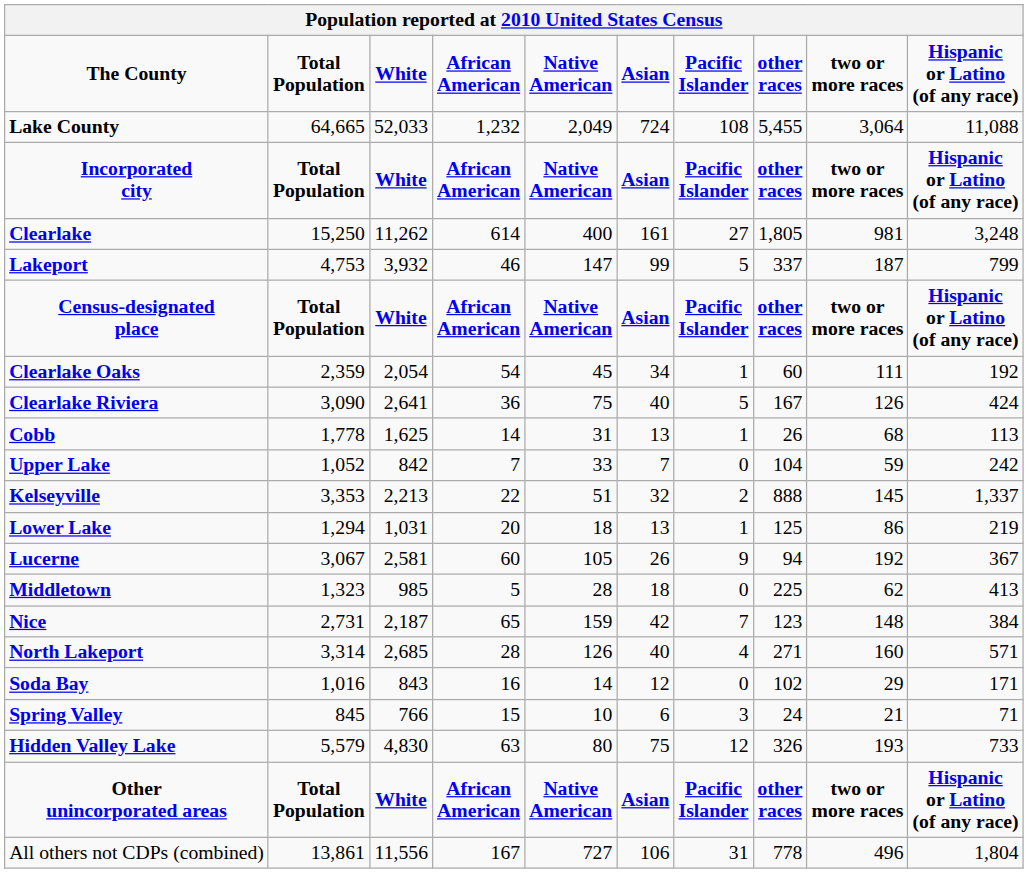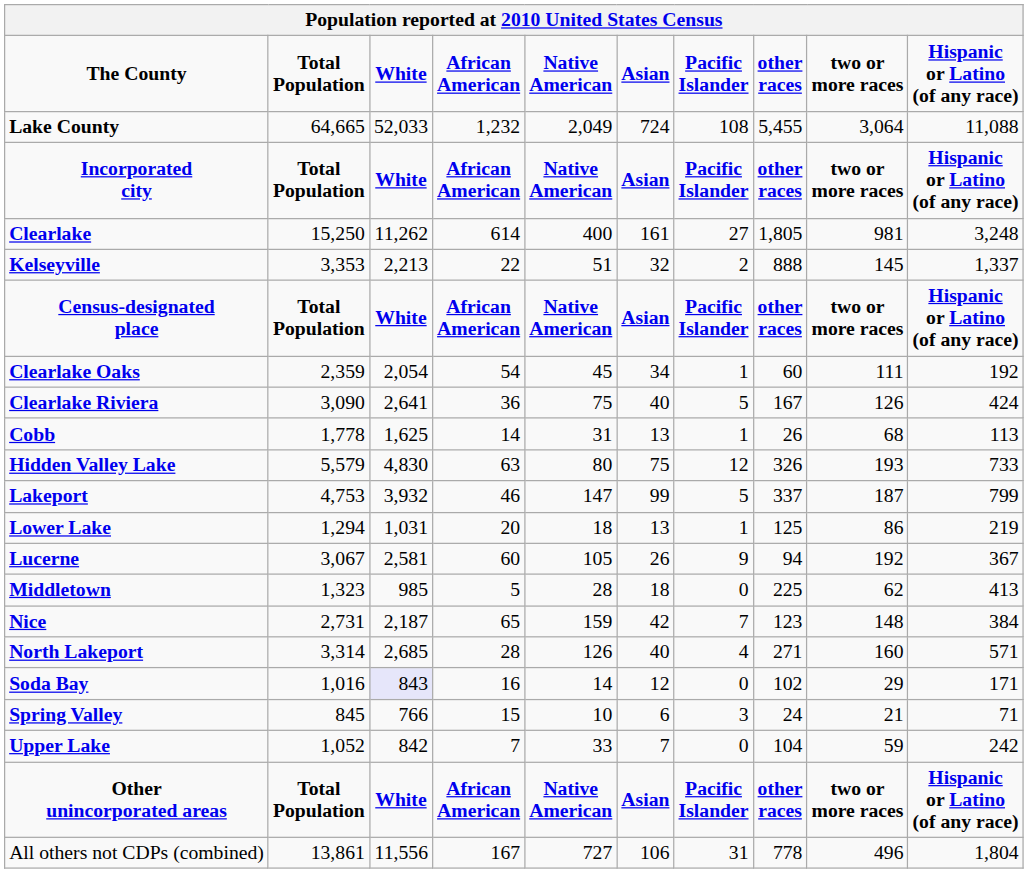rows swapped: (49, 264) <-> (55, 496)
rows swapped: (92, 745) <-> (60, 465)
(413, 683) no background -> (413, 683) lavender background
